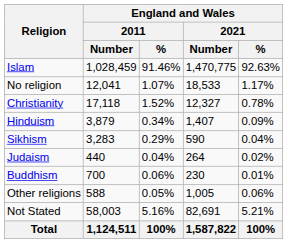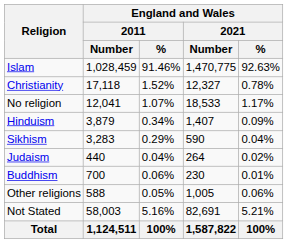rows swapped: (34, 85) <-> (35, 103)
